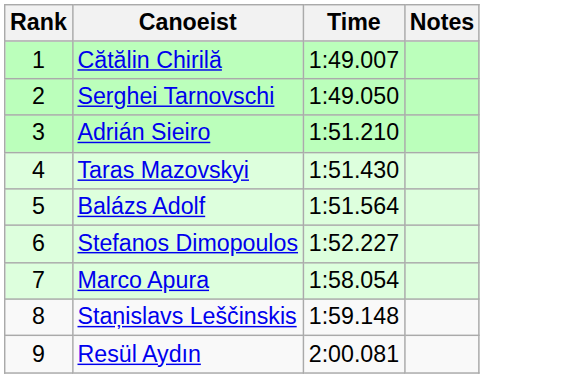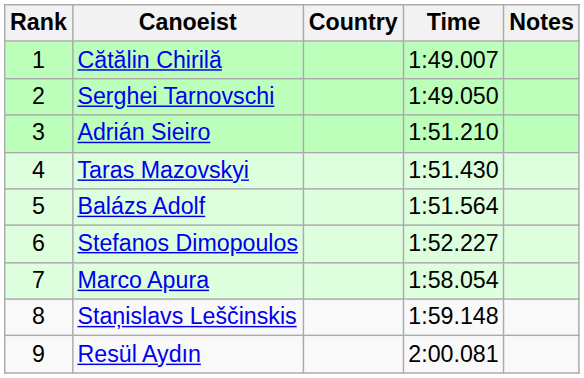+ column: (353, 22)
